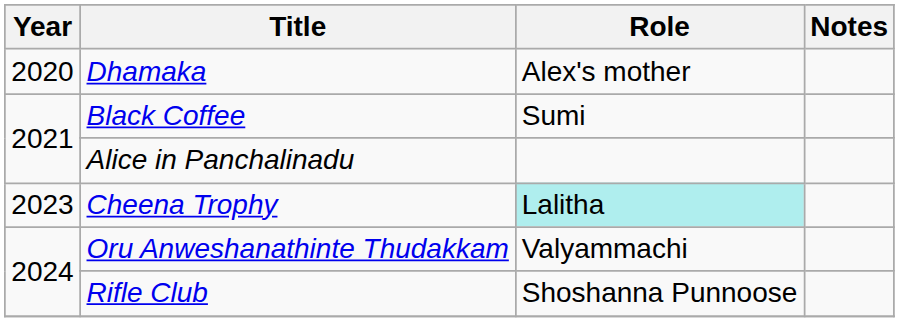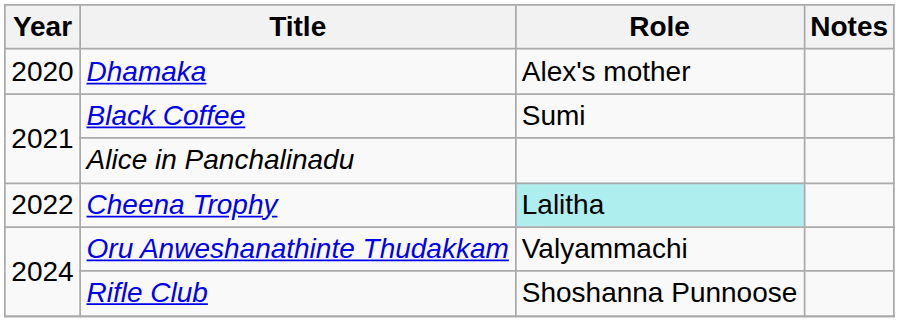(42, 204) 2023 -> (42, 204) 2022
